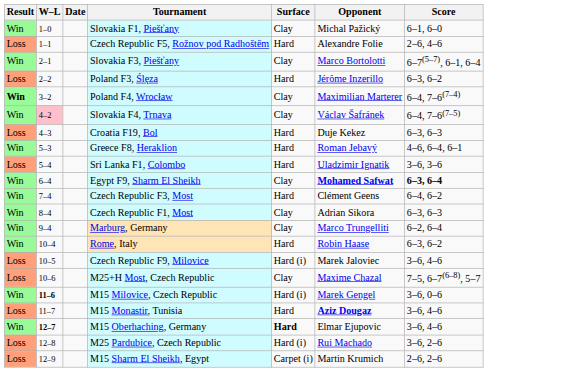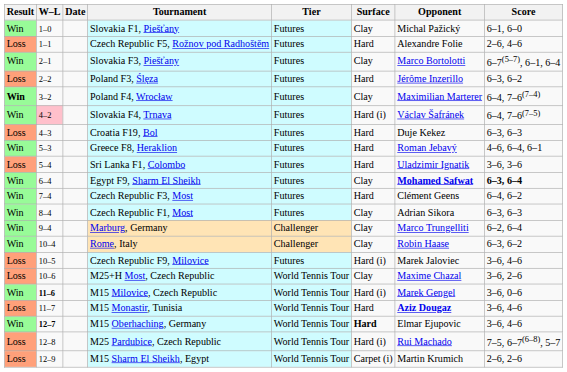+ column: (311, 12)
(283, 115) Clay -> (370, 115) Hard (i)
(284, 244) Hard -> (363, 244) Clay
(444, 277) 7–5, 6–7(6–8), 5–7 -> (504, 276) 3–6, 2–6
(424, 343) 3–6, 2–6 -> (524, 341) 7–5, 6–7(6–8), 5–7
